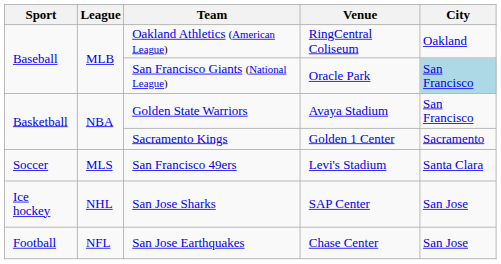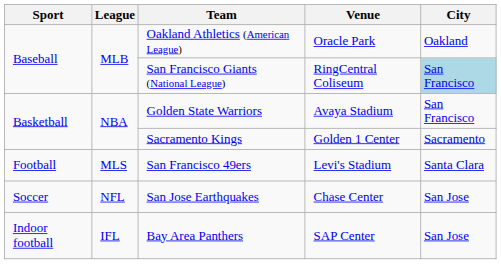(340, 41) RingCentral Coliseum -> (344, 41) Oracle Park
(340, 75) Oracle Park -> (345, 75) RingCentral Coliseum
(31, 164) Soccer -> (35, 164) Football
- row: (174, 203)
(35, 242) Football -> (31, 196) Soccer
+ row: (195, 235)
